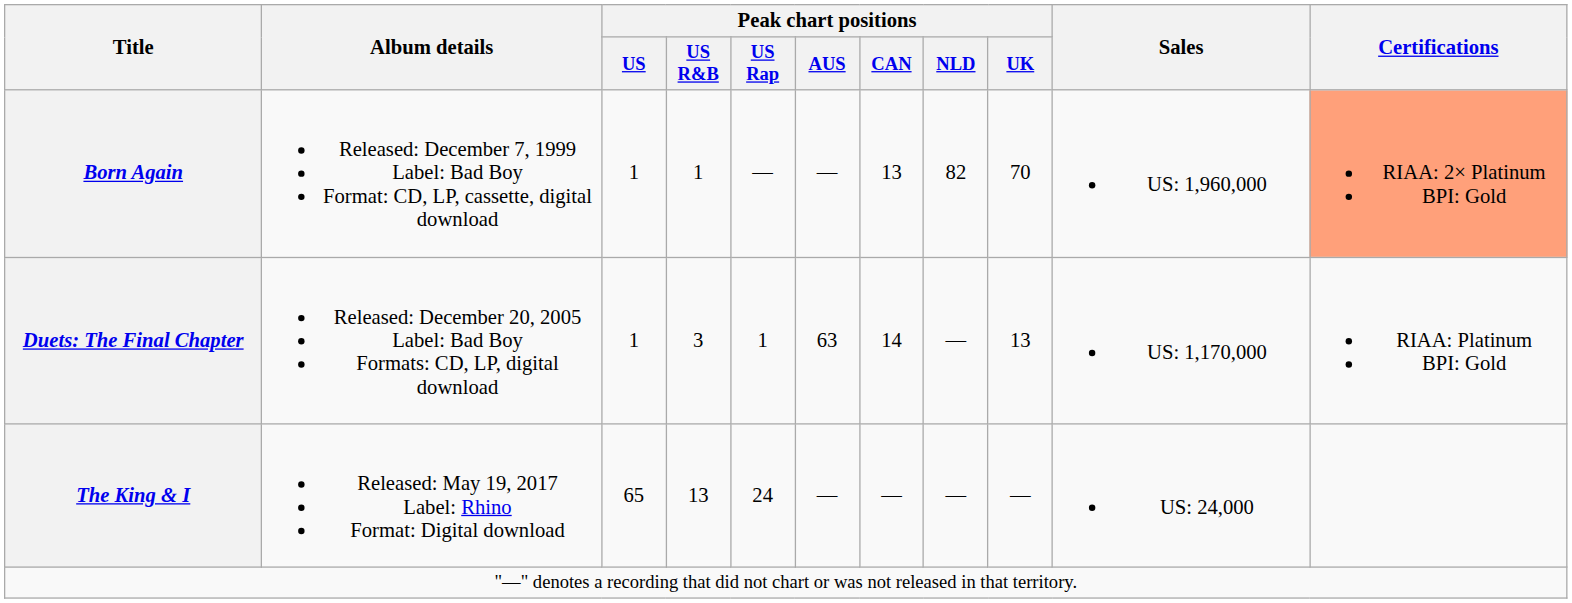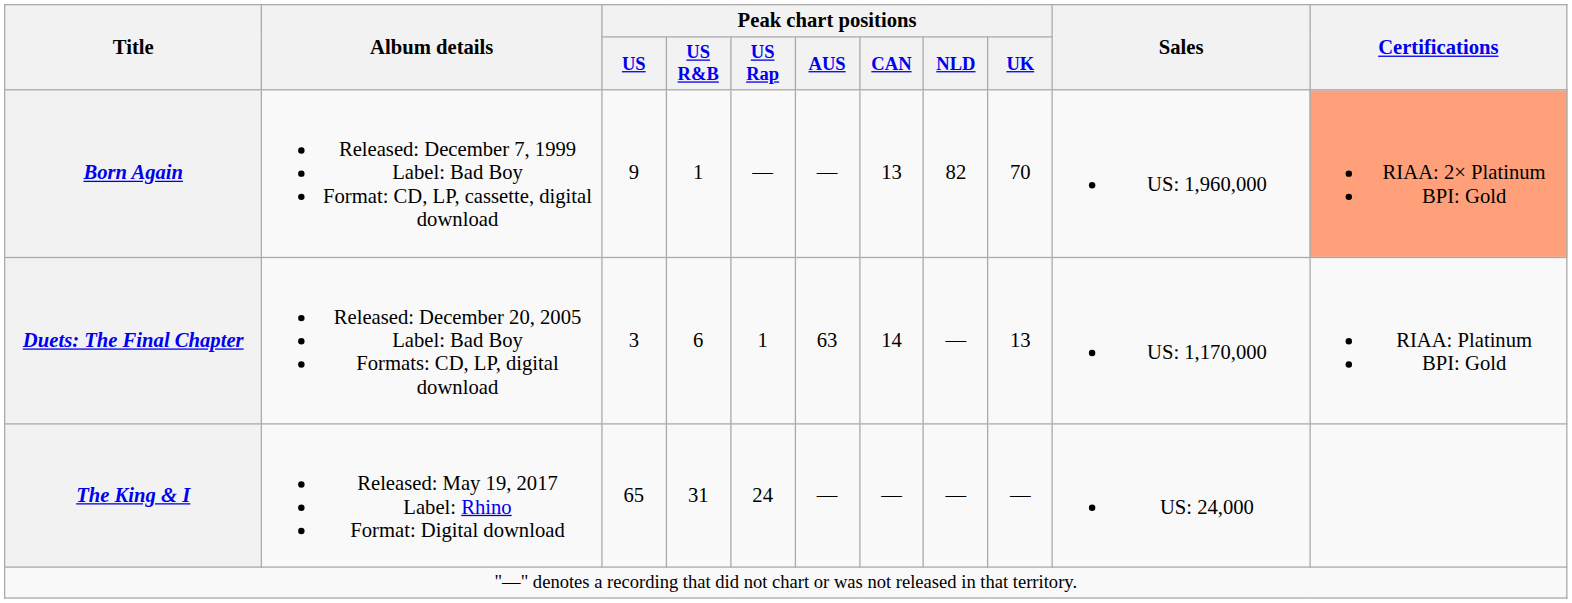(634, 173) 1 -> (634, 173) 9
(634, 340) 1 -> (634, 340) 3
(698, 340) 3 -> (698, 340) 6
(698, 495) 13 -> (698, 495) 31
